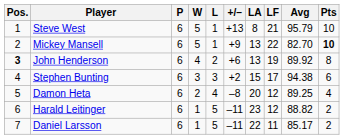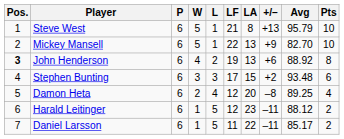columns swapped: (273, 12) <-> (235, 12)
(329, 45) bold -> (329, 45) normal
(300, 61) 89.92 -> (300, 61) 88.92
(300, 77) 94.38 -> (300, 77) 93.48
(300, 110) 88.82 -> (300, 110) 88.12
